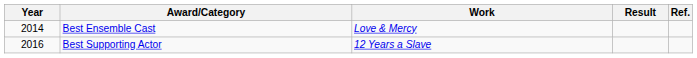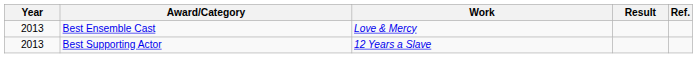(32, 28) 2014 -> (32, 28) 2013
(32, 45) 2016 -> (32, 45) 2013
